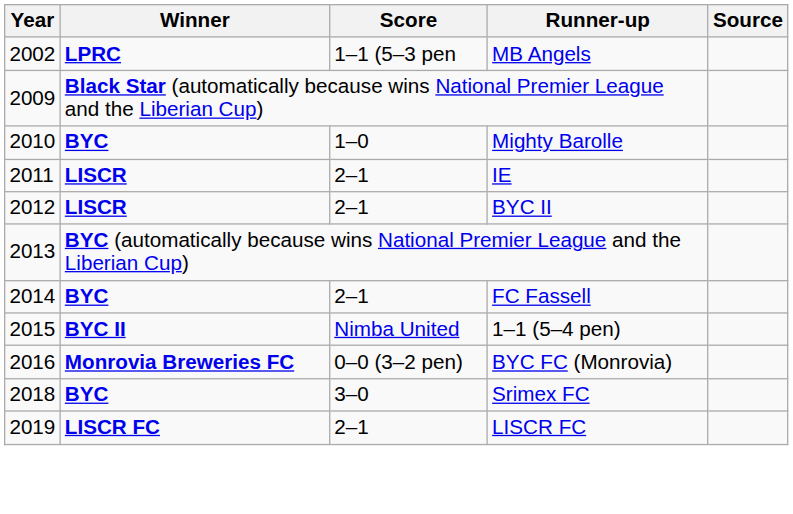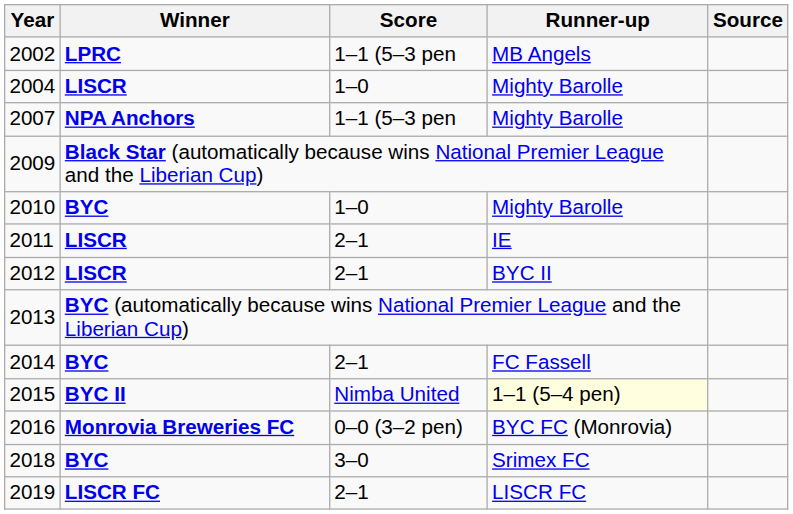+ row: (32, 86)
+ row: (32, 119)
(556, 329) no background -> (556, 394) lightyellow background
